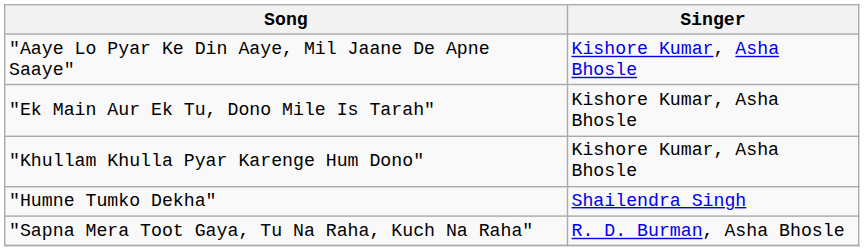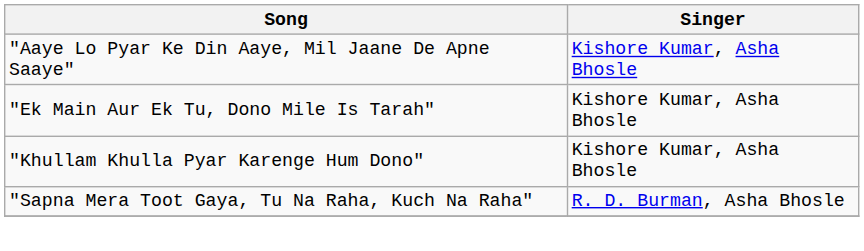- row: (113, 201)
